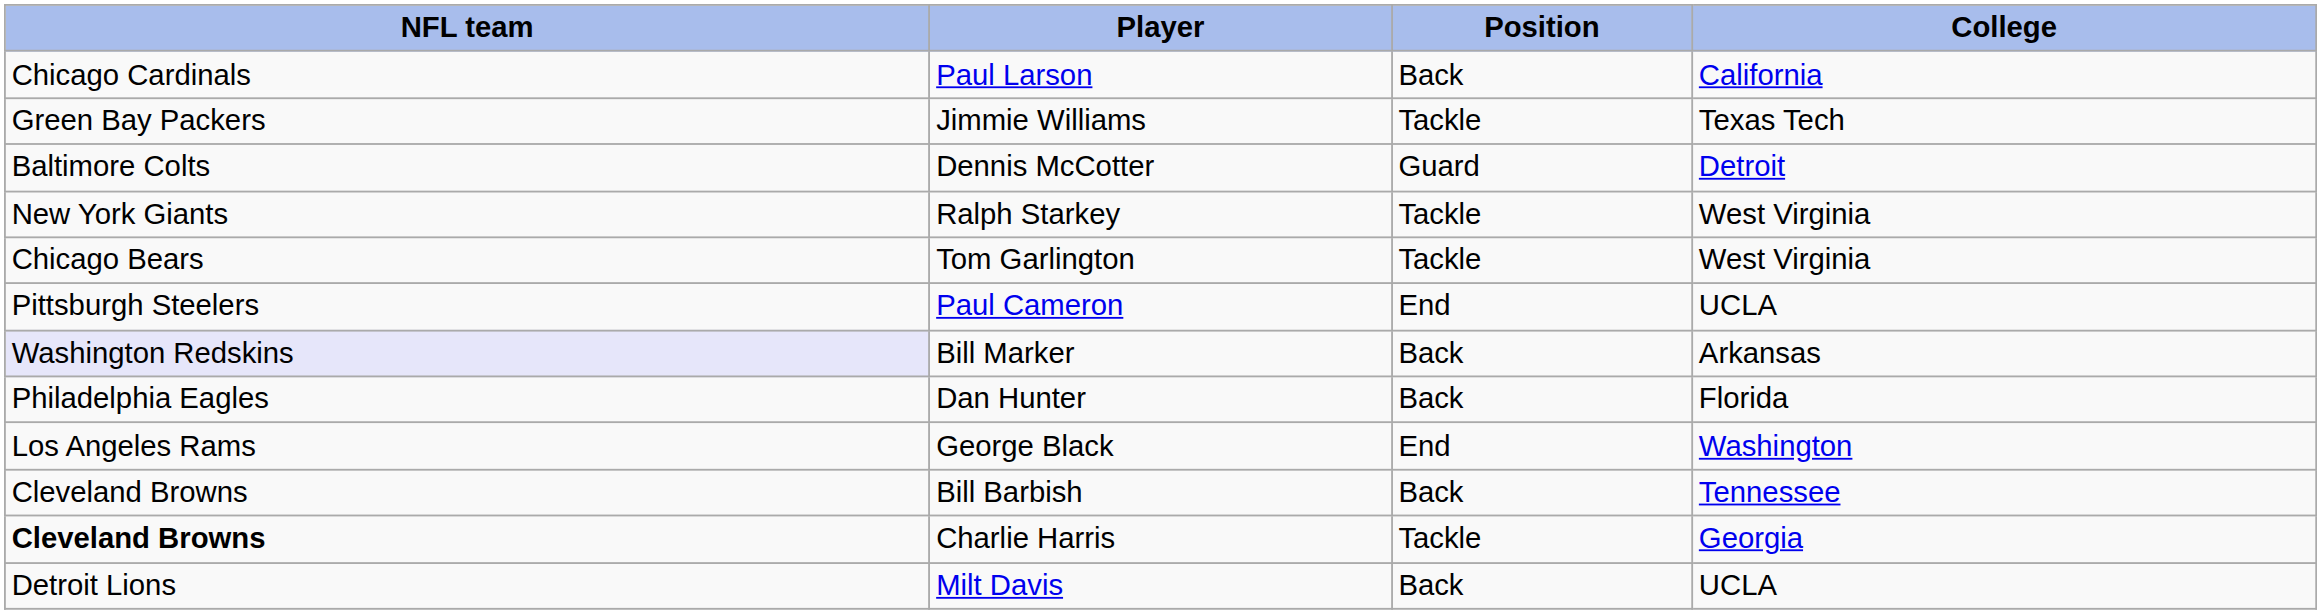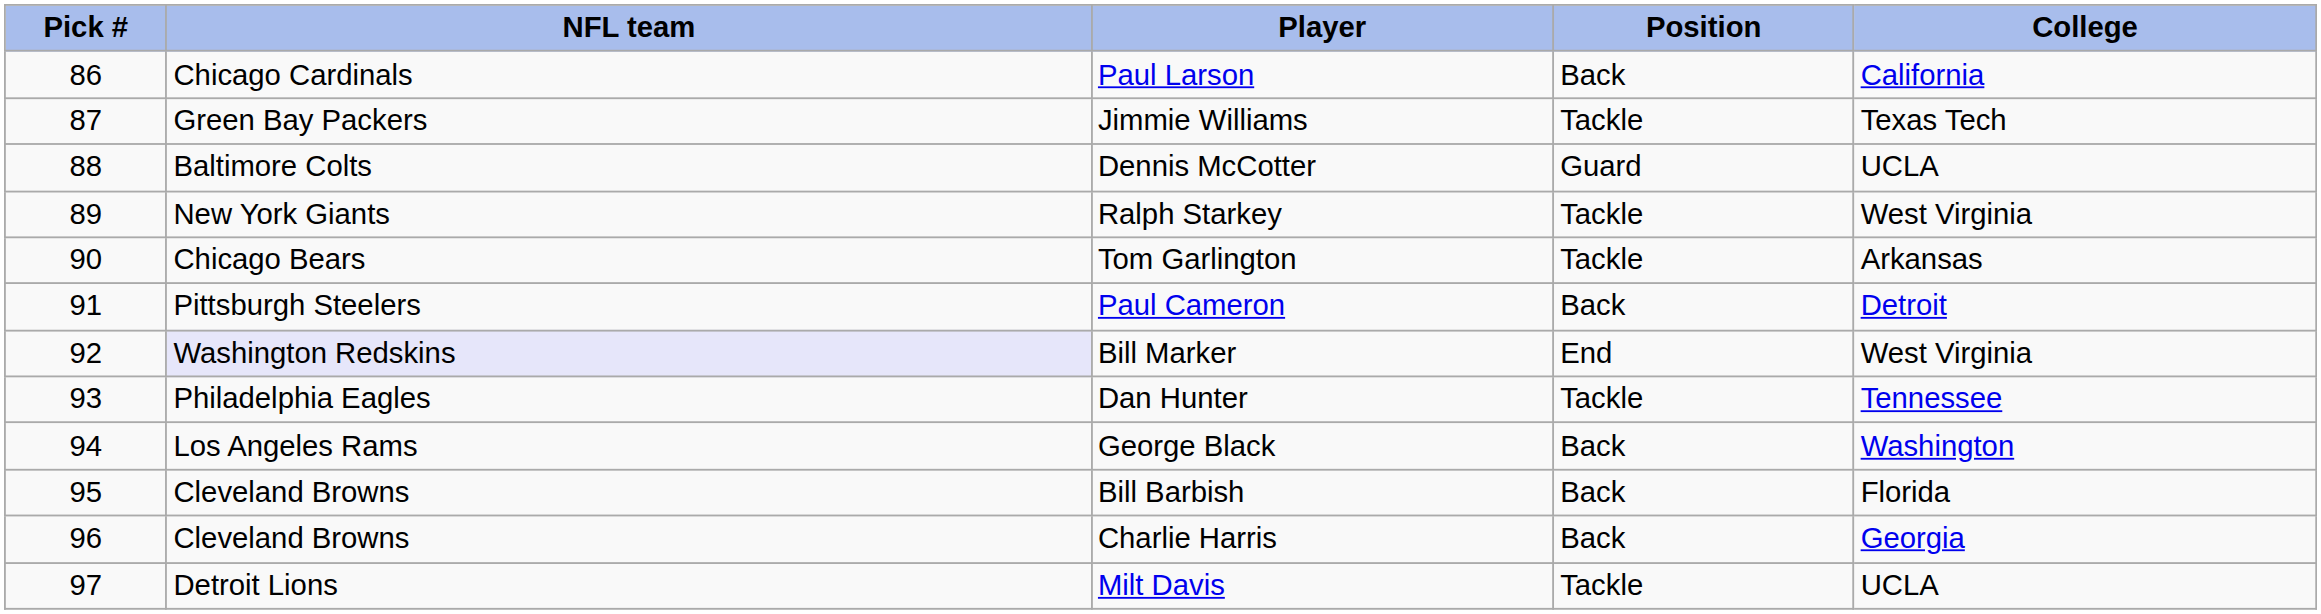+ column: (86, 27)
(1742, 167) Detroit -> (1900, 167) UCLA
(1785, 259) West Virginia -> (1922, 259) Arkansas
(1424, 306) End -> (1593, 306) Back
(1738, 306) UCLA -> (1904, 306) Detroit
(1431, 352) Back -> (1586, 352) End
(1760, 352) Arkansas -> (1946, 352) West Virginia
(1431, 399) Back -> (1602, 399) Tackle
(1744, 399) Florida -> (1931, 399) Tennessee
(1424, 445) End -> (1593, 445) Back
(1770, 492) Tennessee -> (1905, 492) Florida
(139, 538) bold -> (291, 538) normal
(1440, 538) Tackle -> (1593, 538) Back
(1431, 584) Back -> (1602, 584) Tackle
